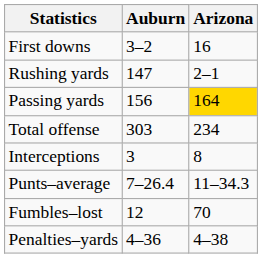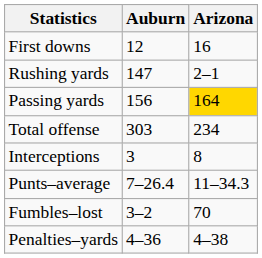(139, 45) 3–2 -> (135, 45) 12
(135, 211) 12 -> (139, 211) 3–2
